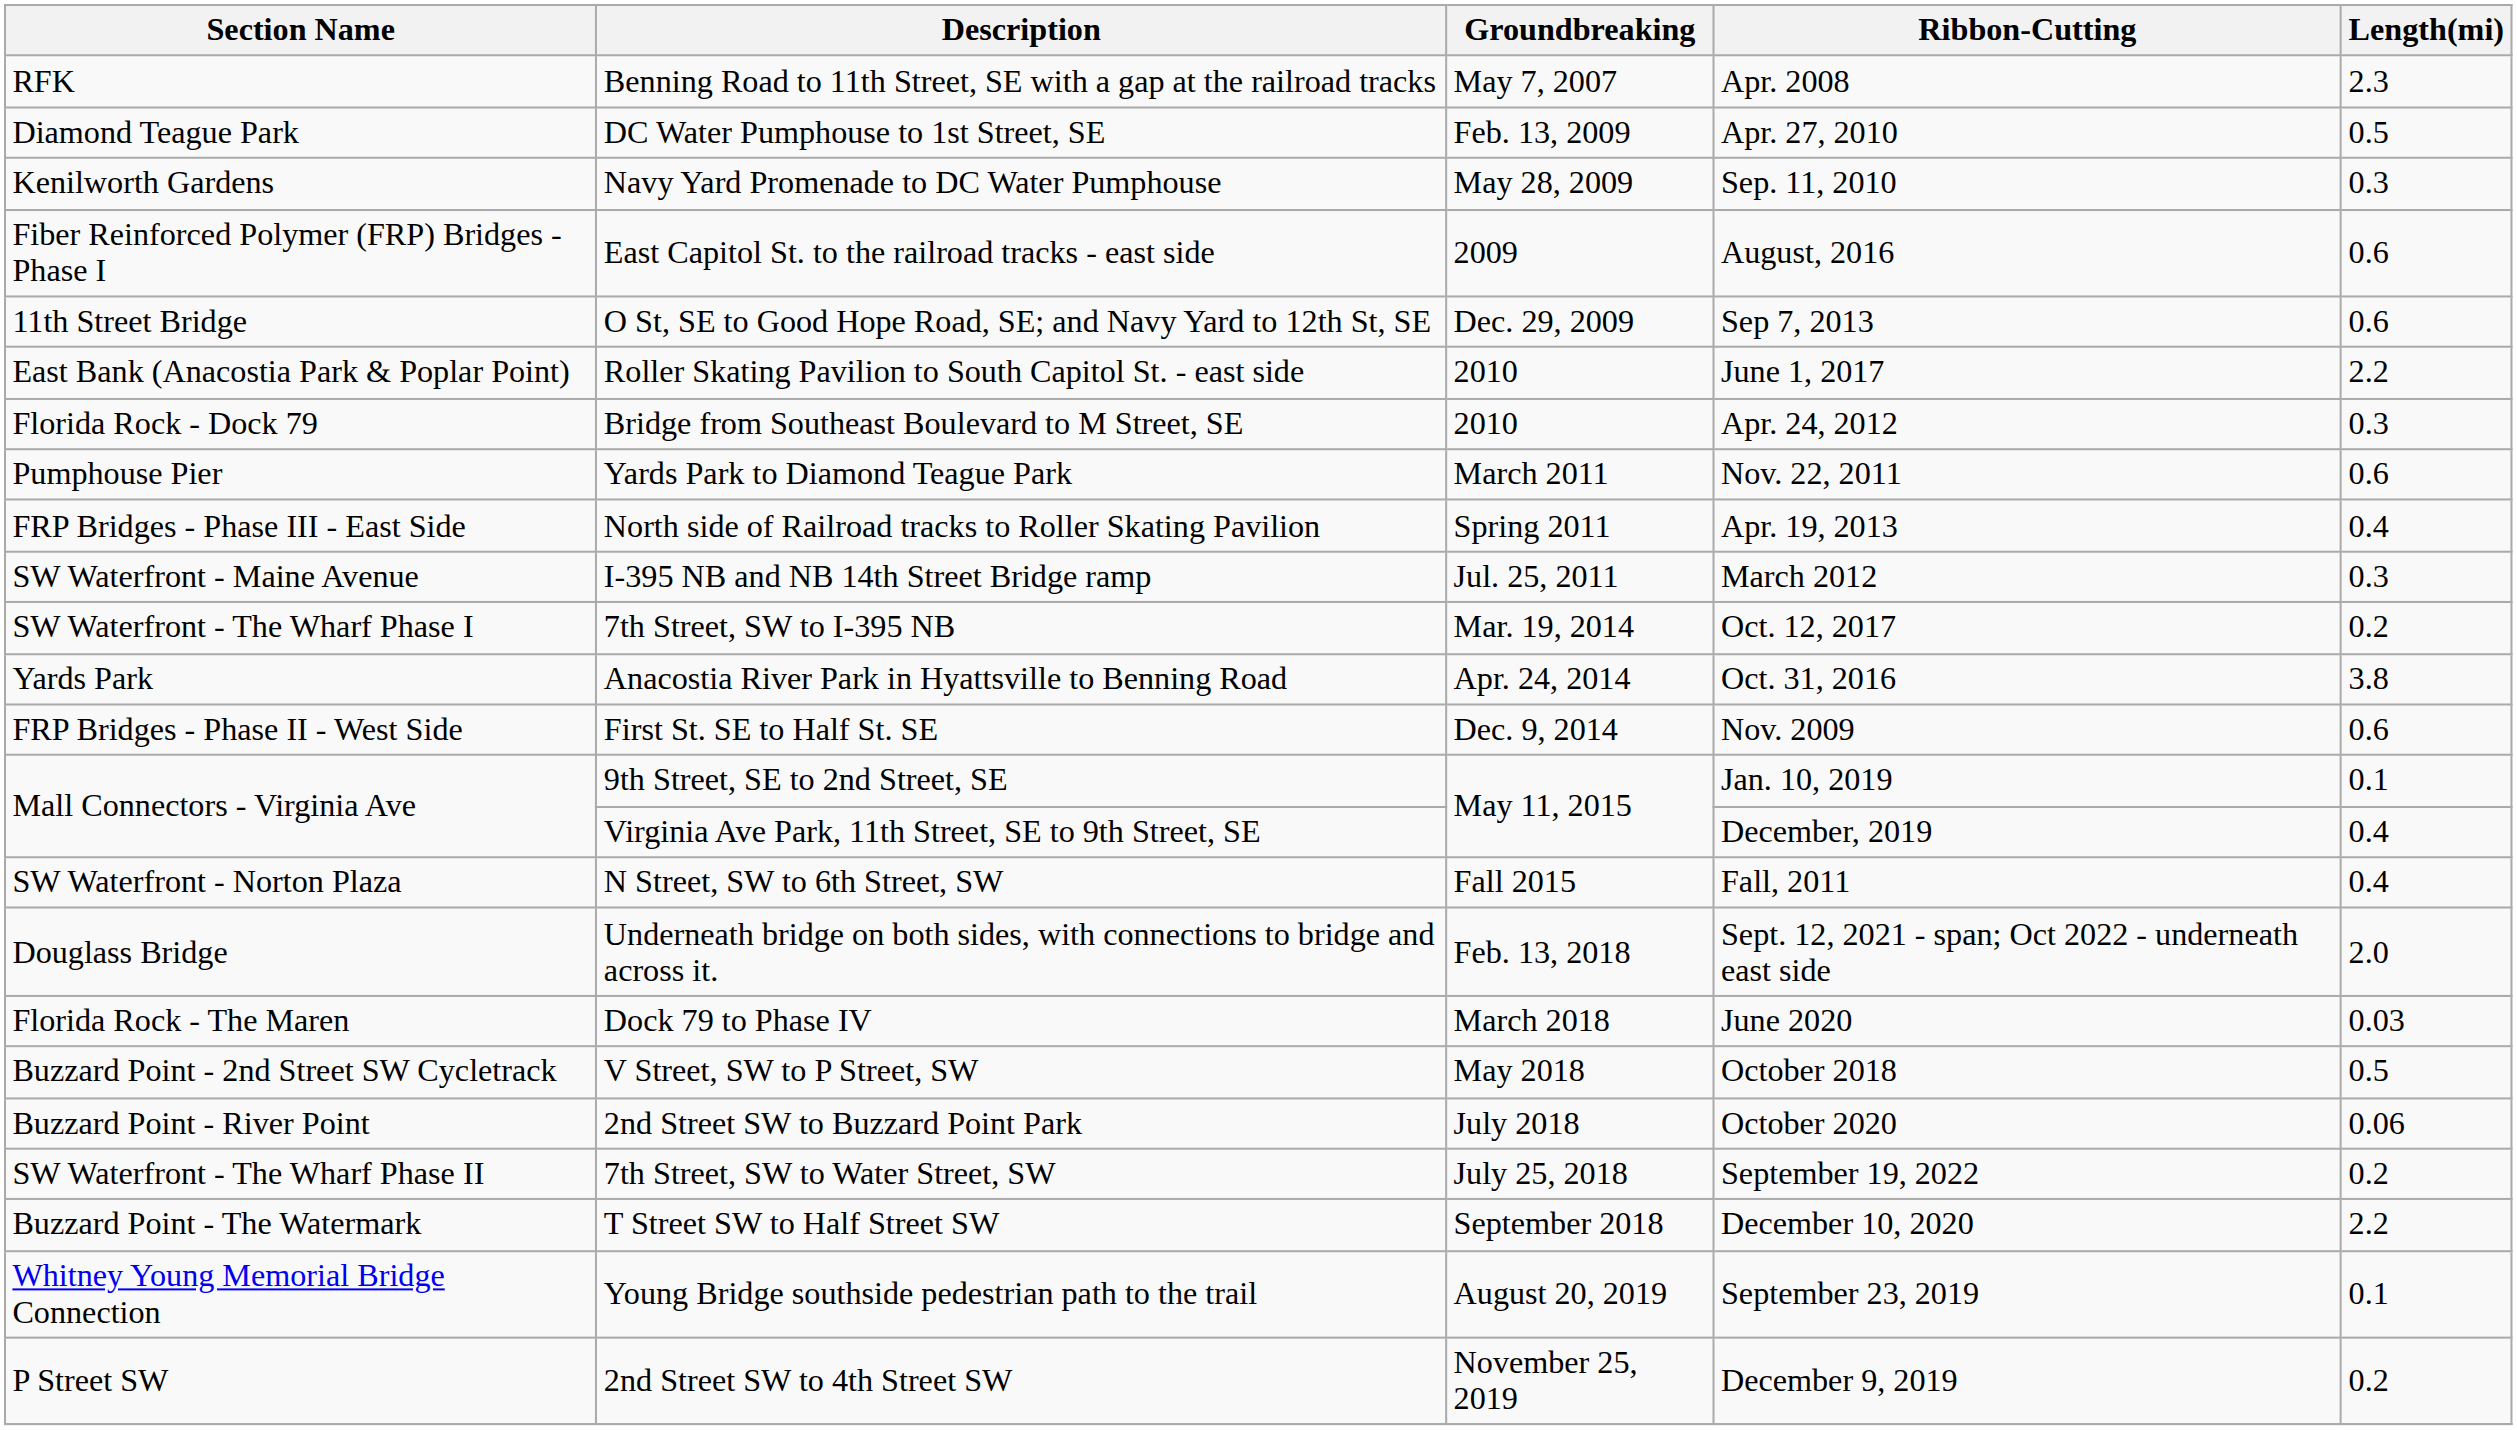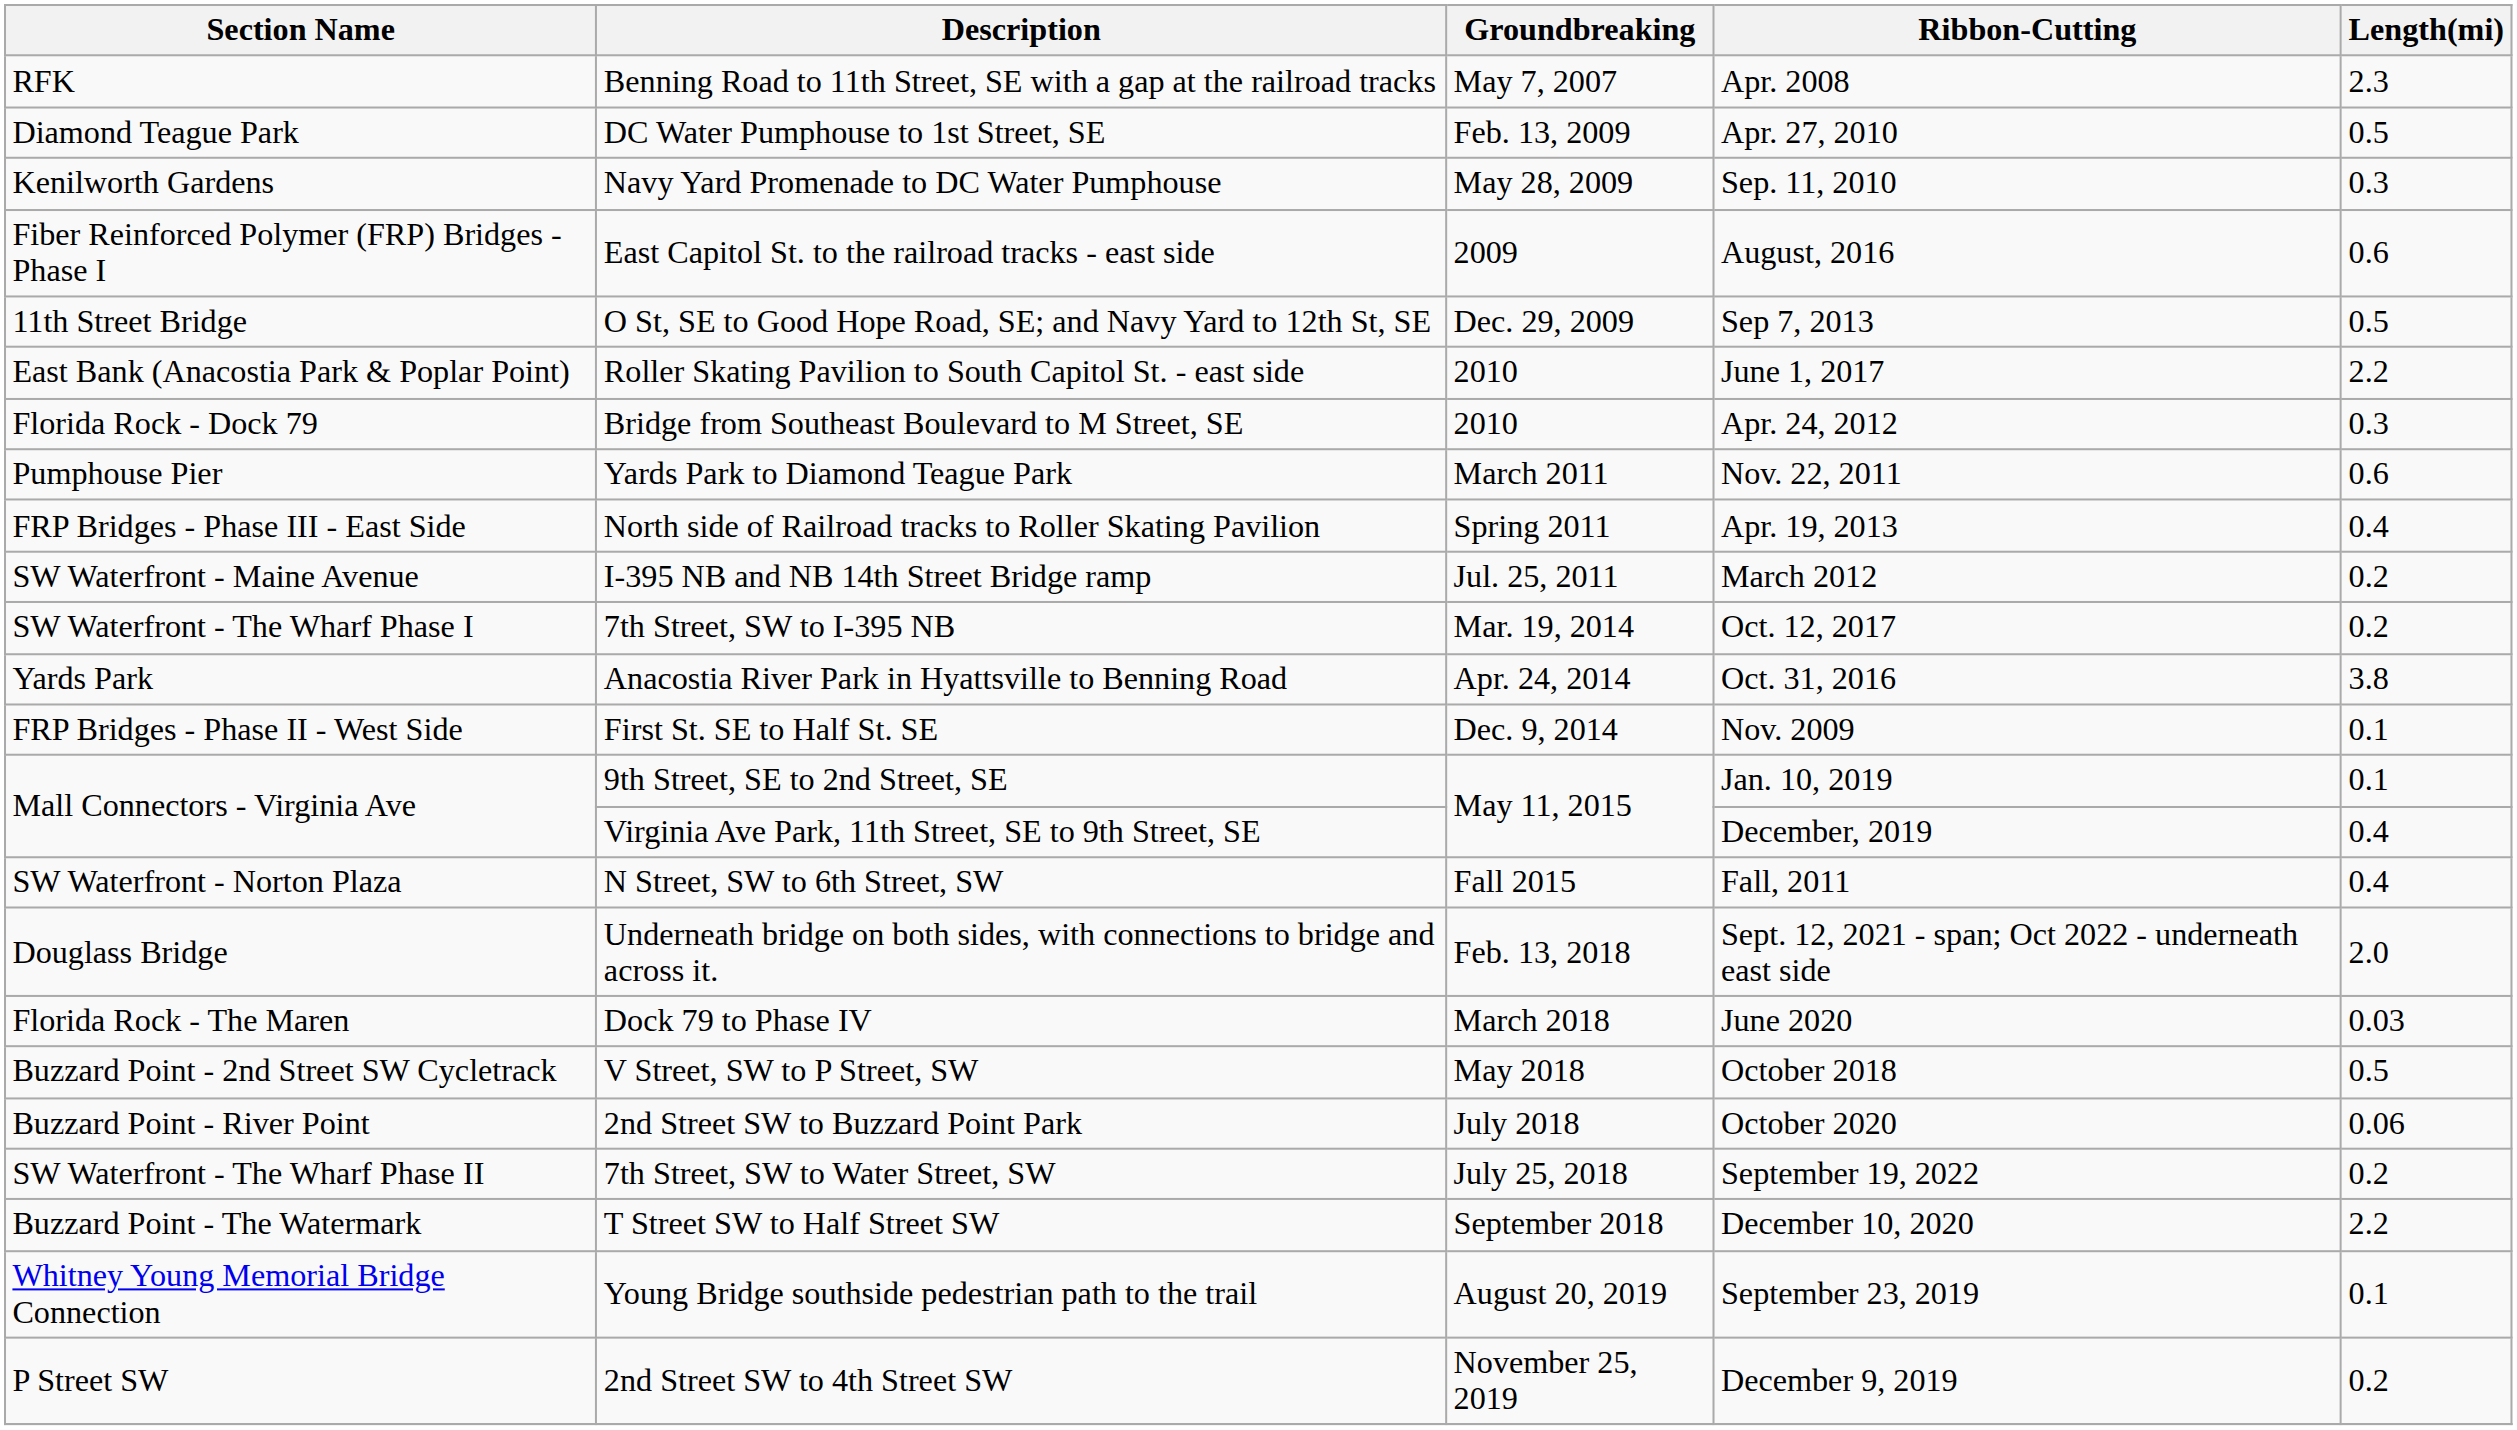(2369, 321) 0.6 -> (2369, 321) 0.5
(2369, 576) 0.3 -> (2369, 576) 0.2
(2369, 729) 0.6 -> (2369, 729) 0.1
